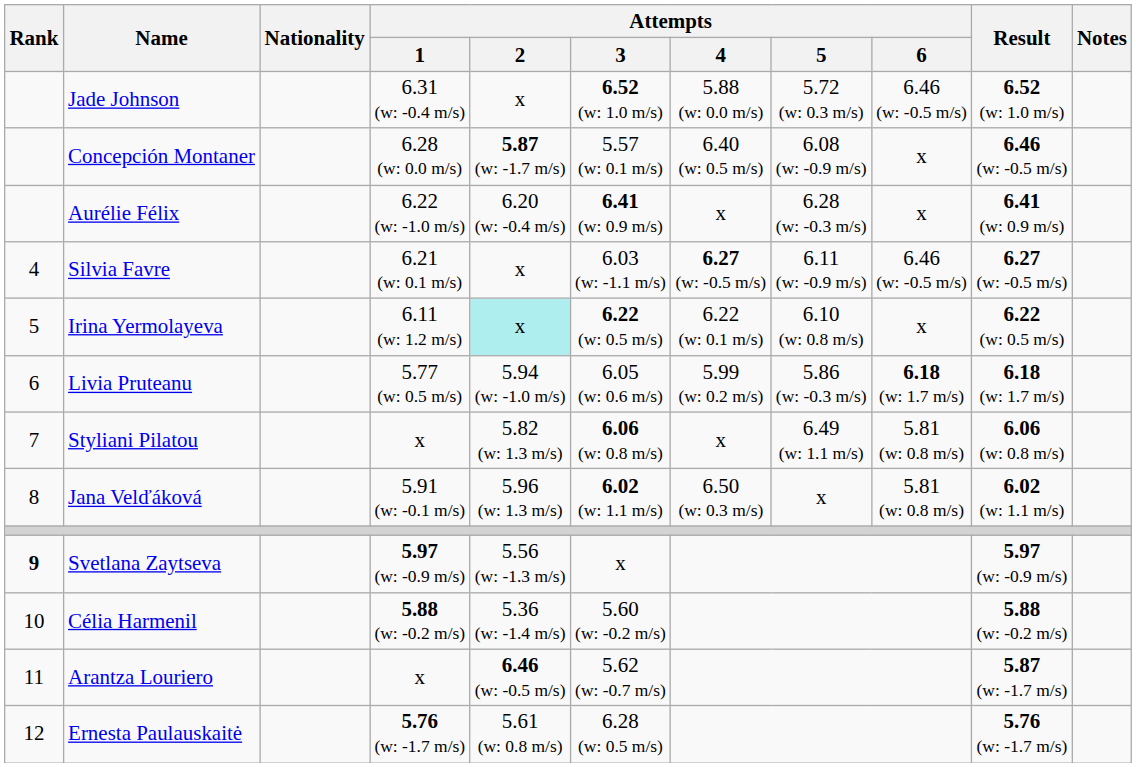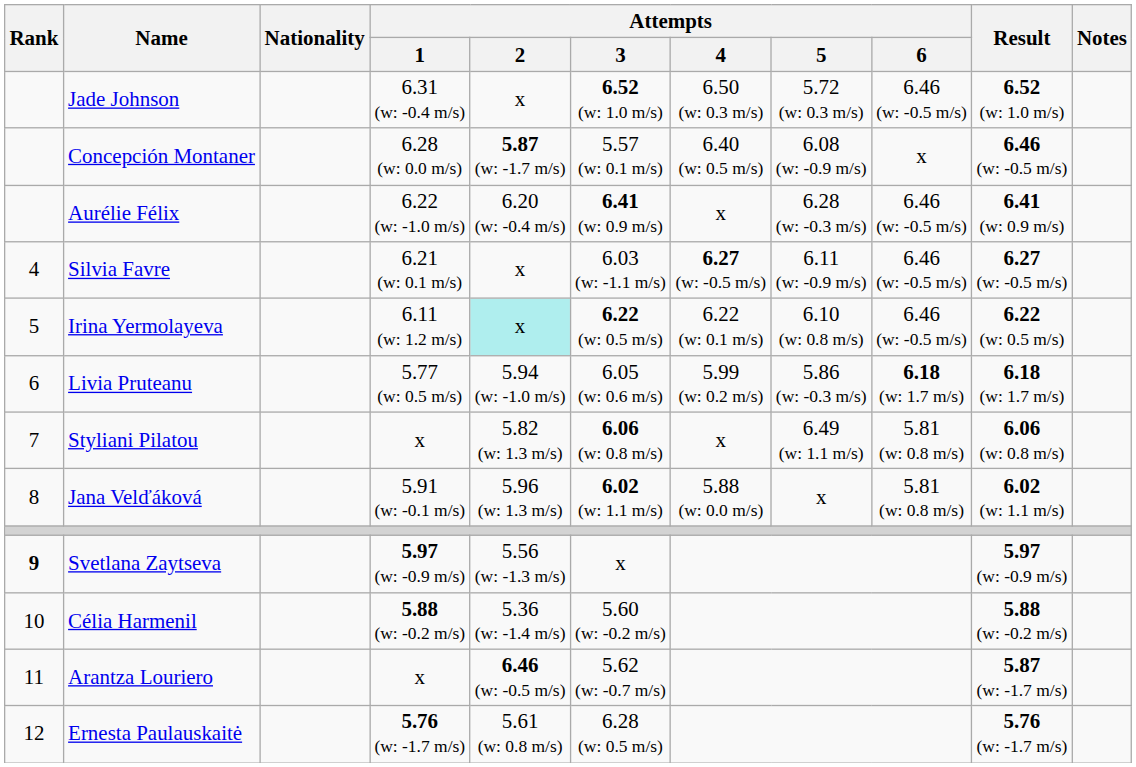(721, 99) 5.88 (w: 0.0 m/s) -> (721, 99) 6.50 (w: 0.3 m/s)
(922, 213) x -> (922, 213) 6.46 (w: -0.5 m/s)
(922, 326) x -> (922, 326) 6.46 (w: -0.5 m/s)
(721, 497) 6.50 (w: 0.3 m/s) -> (721, 497) 5.88 (w: 0.0 m/s)
